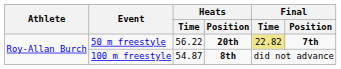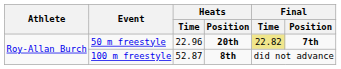(189, 41) 56.22 -> (189, 41) 22.96
(189, 56) 54.87 -> (189, 56) 52.87
